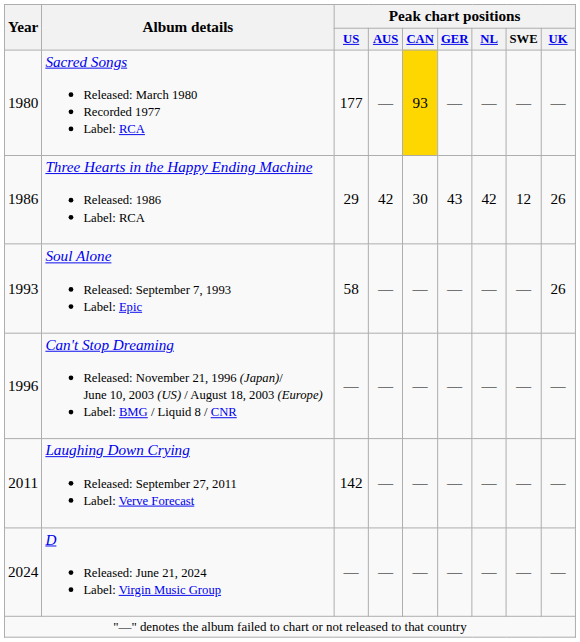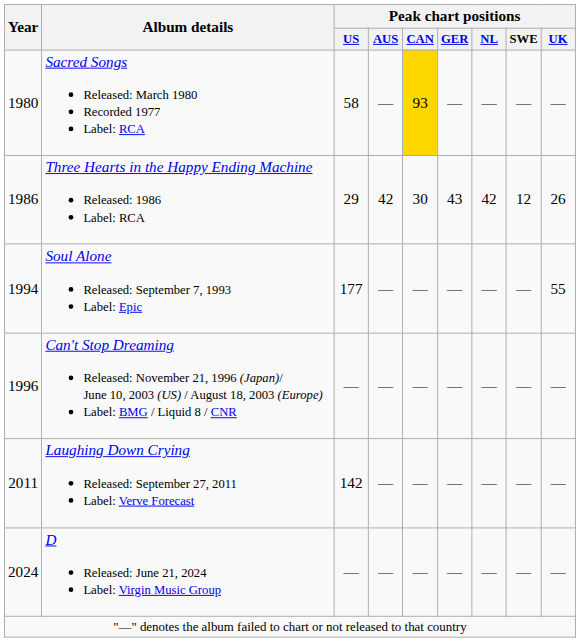(351, 102) 177 -> (351, 102) 58
(23, 288) 1993 -> (23, 288) 1994
(351, 288) 58 -> (351, 288) 177
(558, 288) 26 -> (558, 288) 55
